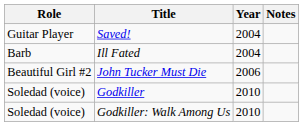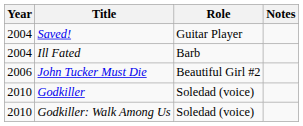columns swapped: (248, 14) <-> (49, 14)
